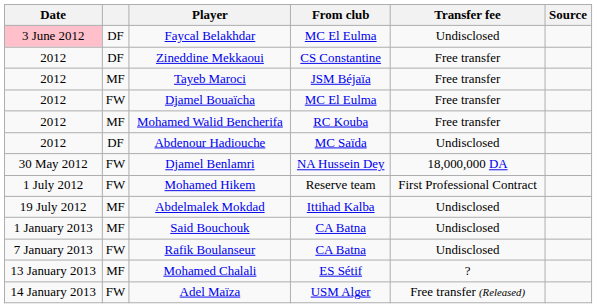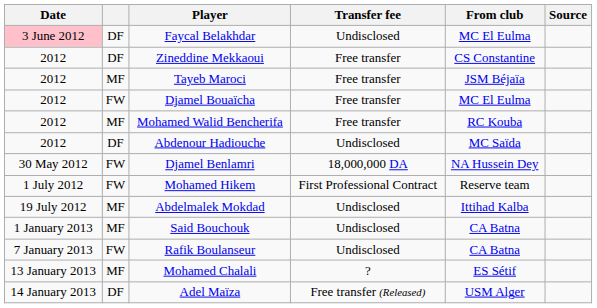columns swapped: (341, 14) <-> (468, 14)
(115, 291) FW -> (115, 291) DF
